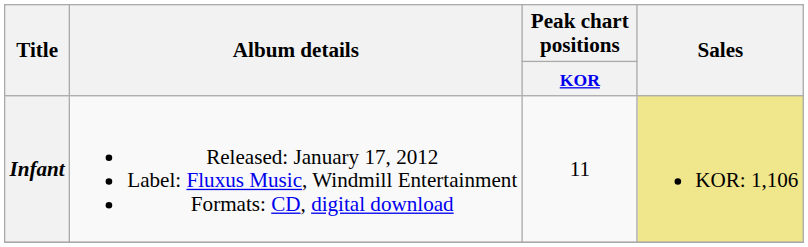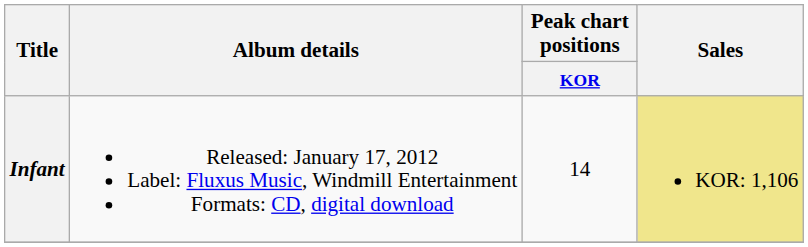(580, 168) 11 -> (580, 168) 14
